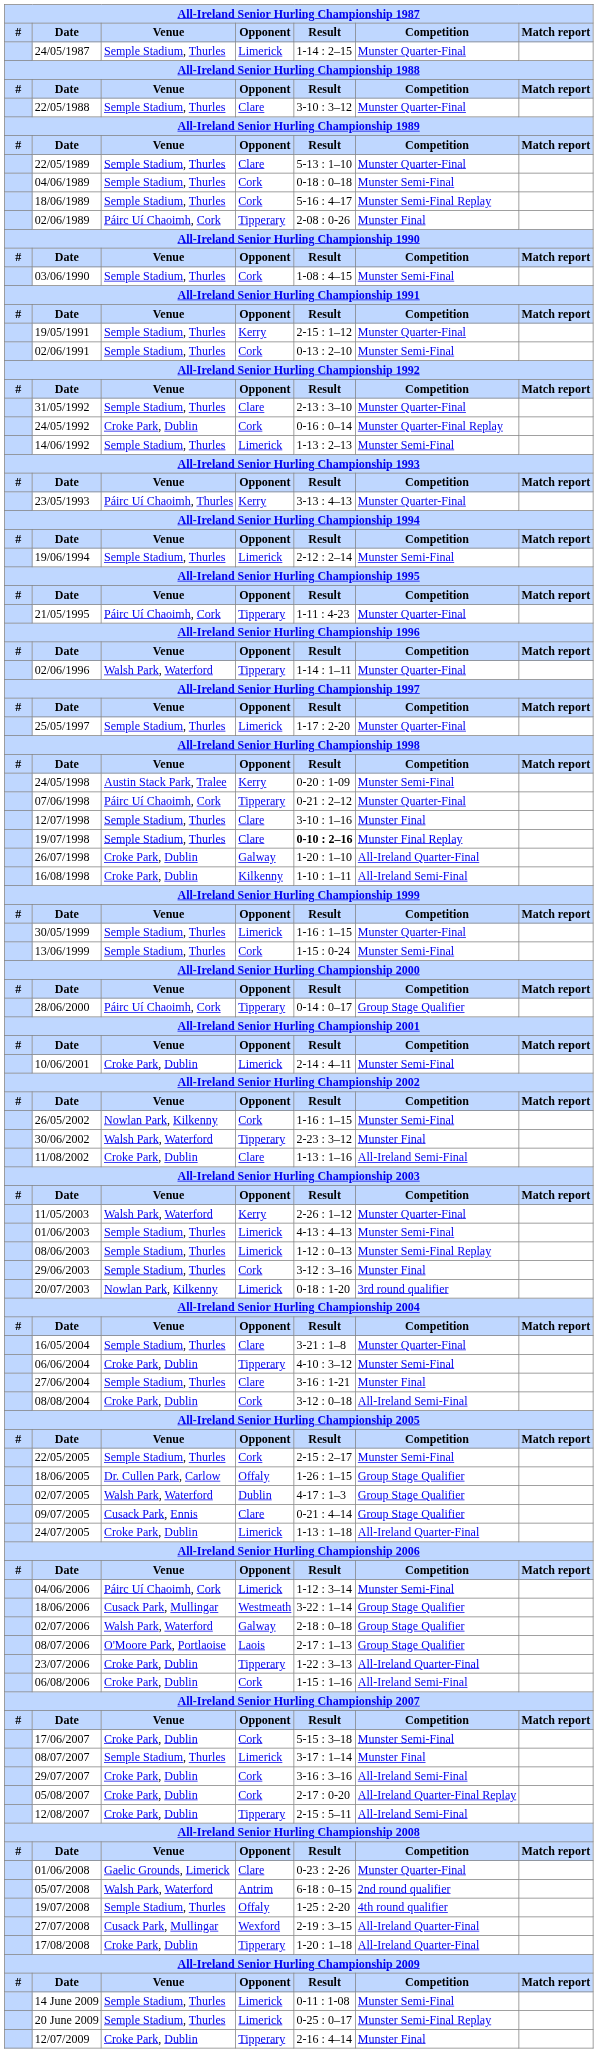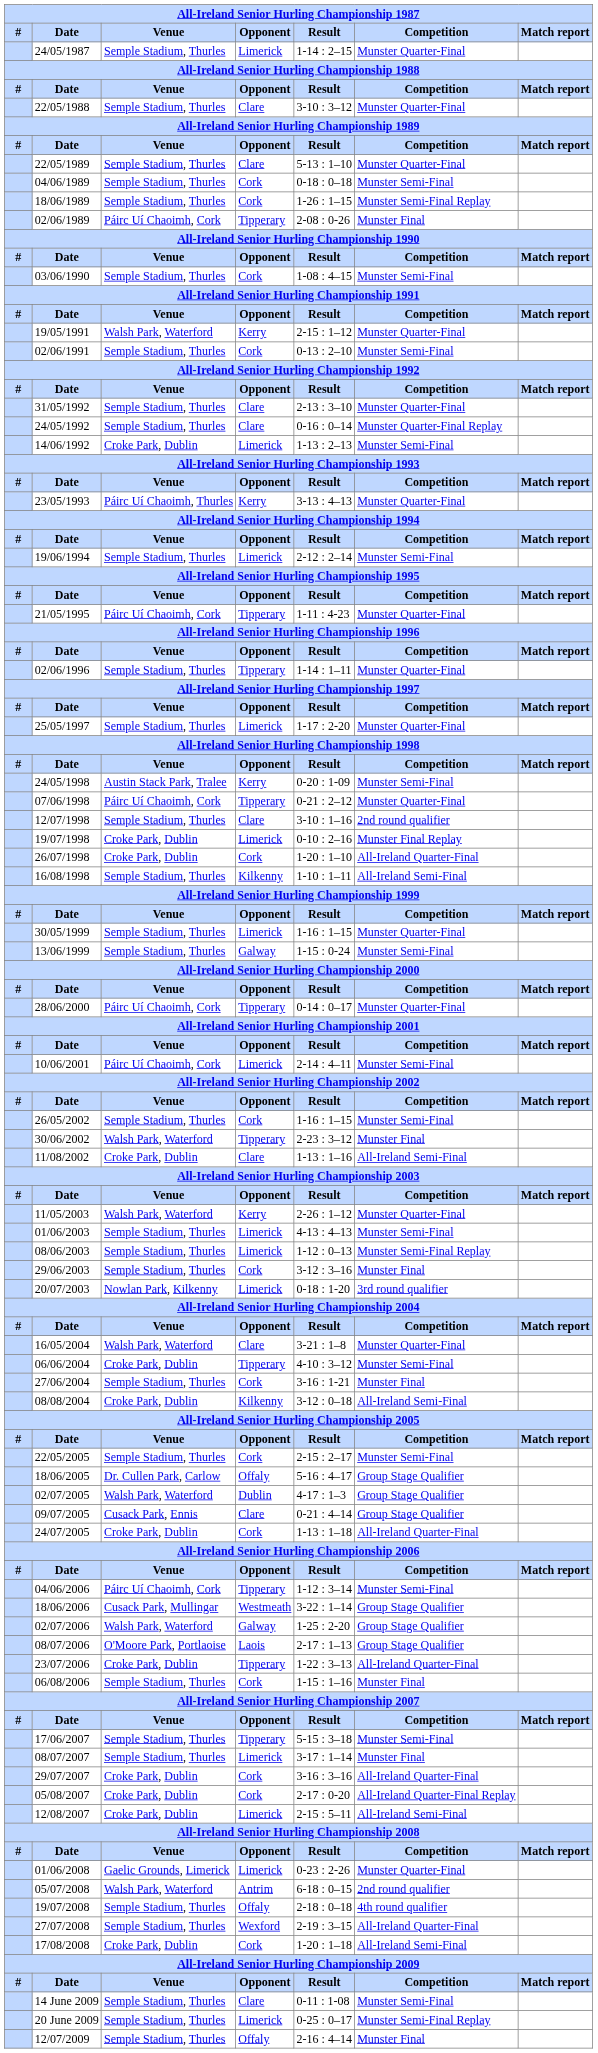(324, 201) 5-16 : 4–17 -> (324, 201) 1-26 : 1–15
(165, 332) Semple Stadium, Thurles -> (158, 332) Walsh Park, Waterford
(151, 426) Croke Park, Dublin -> (165, 426) Semple Stadium, Thurles
(250, 426) Cork -> (251, 426) Clare
(165, 445) Semple Stadium, Thurles -> (151, 445) Croke Park, Dublin
(158, 670) Walsh Park, Waterford -> (165, 670) Semple Stadium, Thurles
(392, 820) Munster Final -> (404, 820) 2nd round qualifier
(165, 838) Semple Stadium, Thurles -> (151, 838) Croke Park, Dublin
(251, 838) Clare -> (260, 838) Limerick
(325, 838) bold -> (324, 838) normal
(257, 857) Galway -> (250, 857) Cork
(151, 876) Croke Park, Dublin -> (165, 876) Semple Stadium, Thurles
(250, 951) Cork -> (257, 951) Galway
(411, 1007) Group Stage Qualifier -> (411, 1007) Munster Quarter-Final
(151, 1063) Croke Park, Dublin -> (162, 1063) Páirc Uí Chaoimh, Cork
(161, 1120) Nowlan Park, Kilkenny -> (165, 1120) Semple Stadium, Thurles
(165, 1345) Semple Stadium, Thurles -> (158, 1345) Walsh Park, Waterford
(251, 1382) Clare -> (250, 1382) Cork
(250, 1401) Cork -> (261, 1401) Kilkenny
(324, 1476) 1-26 : 1–15 -> (324, 1476) 5-16 : 4–17
(260, 1532) Limerick -> (250, 1532) Cork
(260, 1588) Limerick -> (262, 1588) Tipperary
(324, 1626) 2-18 : 0–18 -> (323, 1626) 1-25 : 2-20
(151, 1682) Croke Park, Dublin -> (165, 1682) Semple Stadium, Thurles
(413, 1682) All-Ireland Semi-Final -> (391, 1682) Munster Final
(151, 1738) Croke Park, Dublin -> (165, 1738) Semple Stadium, Thurles
(250, 1738) Cork -> (262, 1738) Tipperary
(413, 1776) All-Ireland Semi-Final -> (418, 1776) All-Ireland Quarter-Final
(262, 1813) Tipperary -> (260, 1813) Limerick
(251, 1870) Clare -> (260, 1870) Limerick
(323, 1907) 1-25 : 2-20 -> (324, 1907) 2-18 : 0–18
(161, 1926) Cusack Park, Mullingar -> (165, 1926) Semple Stadium, Thurles
(262, 1945) Tipperary -> (250, 1945) Cork
(419, 1945) All-Ireland Quarter-Final -> (412, 1945) All-Ireland Semi-Final
(260, 2001) Limerick -> (251, 2001) Clare
(151, 2038) Croke Park, Dublin -> (165, 2038) Semple Stadium, Thurles
(262, 2038) Tipperary -> (254, 2038) Offaly
